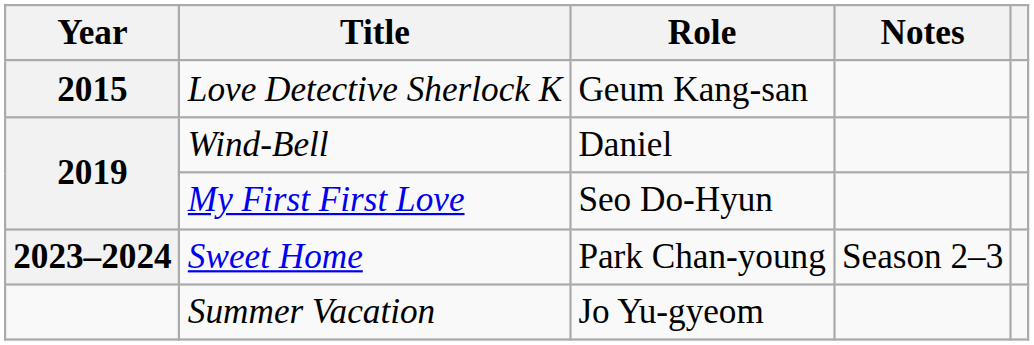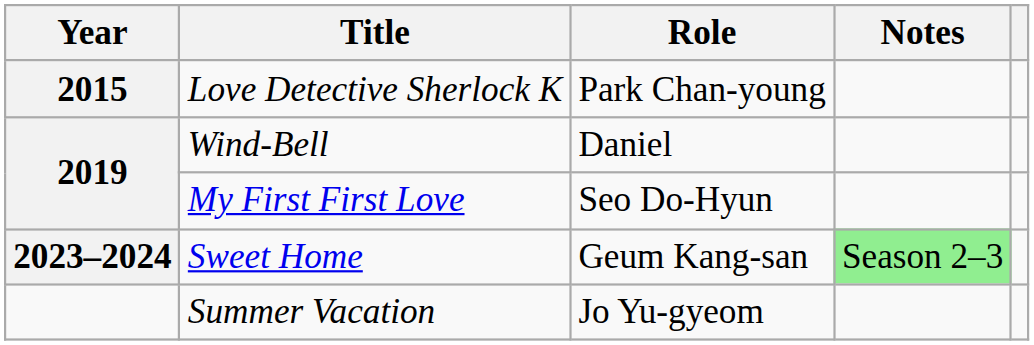(693, 88) Geum Kang-san -> (702, 88) Park Chan-young
(702, 255) Park Chan-young -> (693, 255) Geum Kang-san
(923, 255) no background -> (923, 255) lightgreen background
